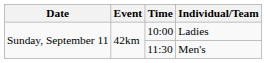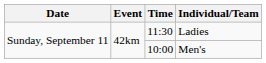(160, 31) 10:00 -> (160, 31) 11:30
(160, 49) 11:30 -> (160, 49) 10:00
